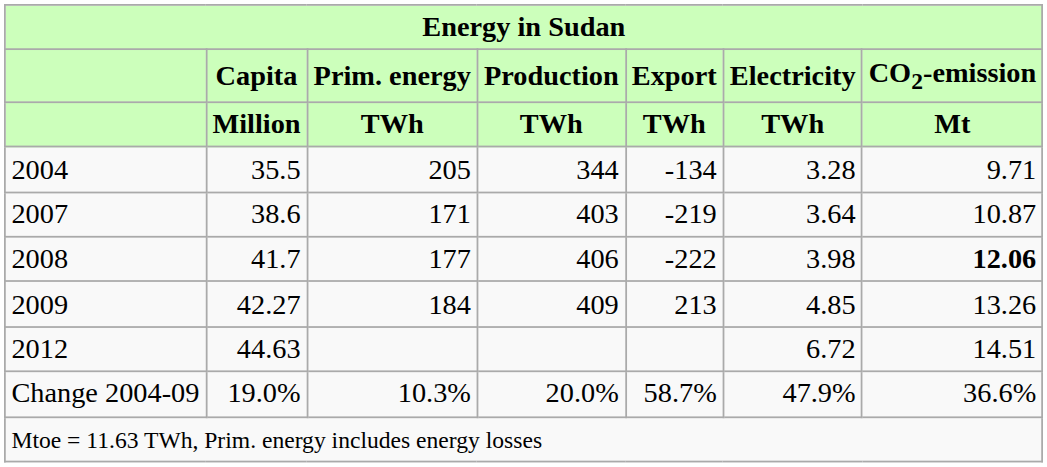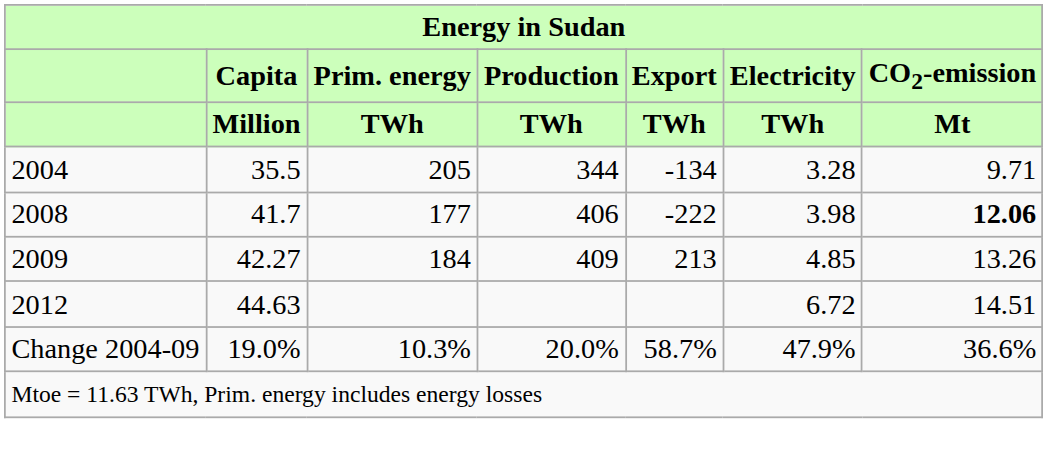- row: (40, 214)
